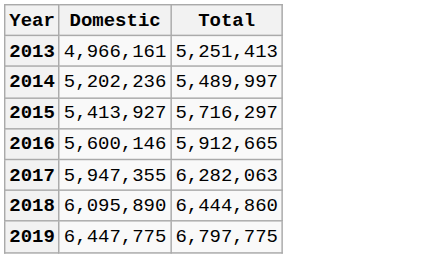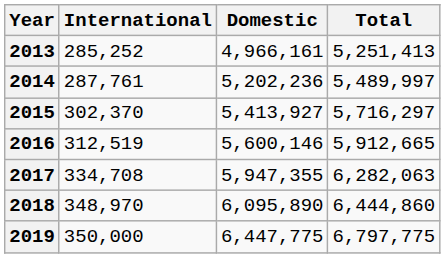+ column: (138, 20)
